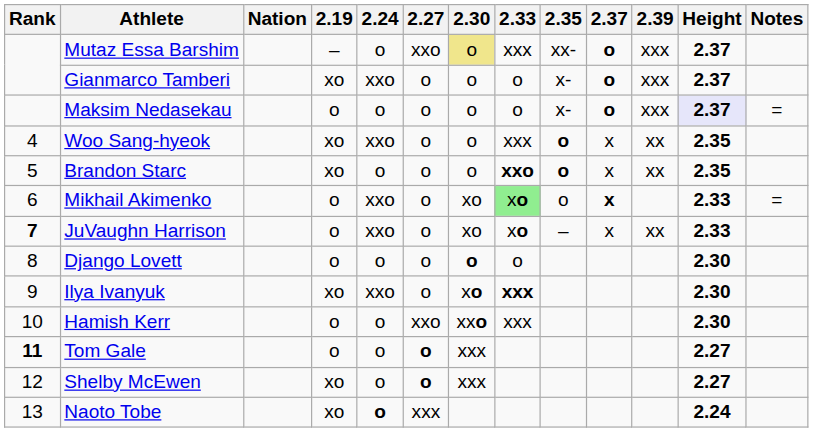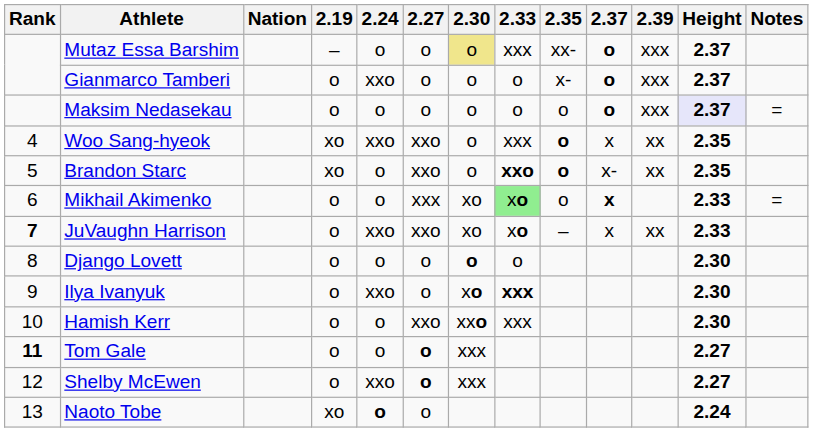(426, 49) xxo -> (426, 49) o
(334, 79) xo -> (334, 79) o
(563, 110) x- -> (563, 110) o
(426, 140) o -> (426, 140) xxo
(426, 170) o -> (426, 170) xxo
(609, 170) x -> (609, 170) x-
(380, 200) xxo -> (380, 200) o
(426, 200) o -> (426, 200) xxx
(426, 230) o -> (426, 230) xxo
(334, 291) xo -> (334, 291) o
(334, 381) xo -> (334, 381) o
(380, 381) o -> (380, 381) xxo
(426, 412) xxx -> (426, 412) o
